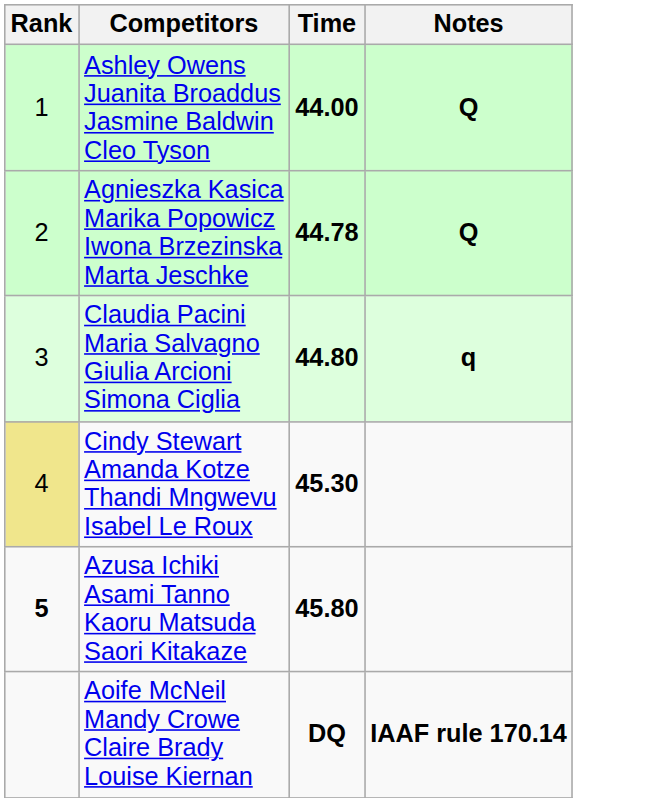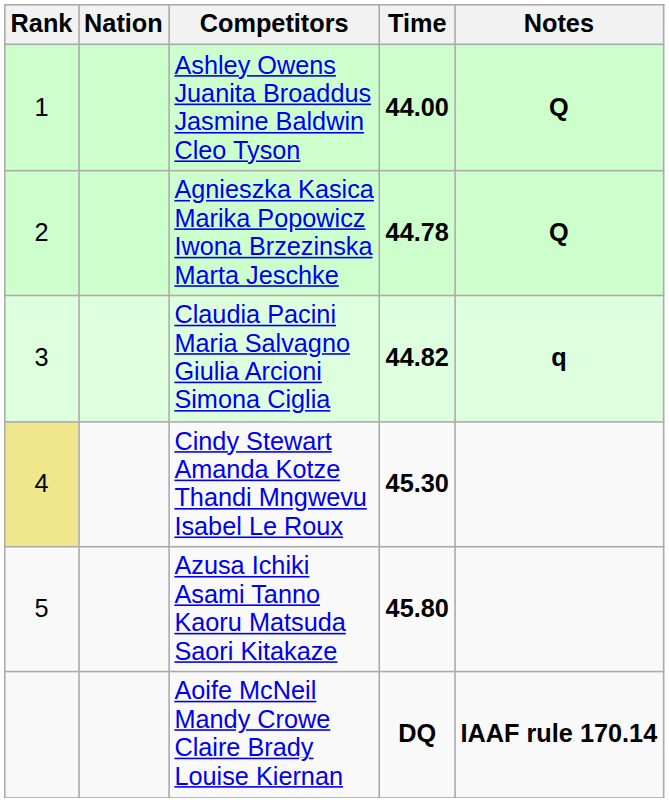+ column: (123, 24)
(327, 358) 44.80 -> (417, 358) 44.82
(42, 608) bold -> (42, 608) normal
